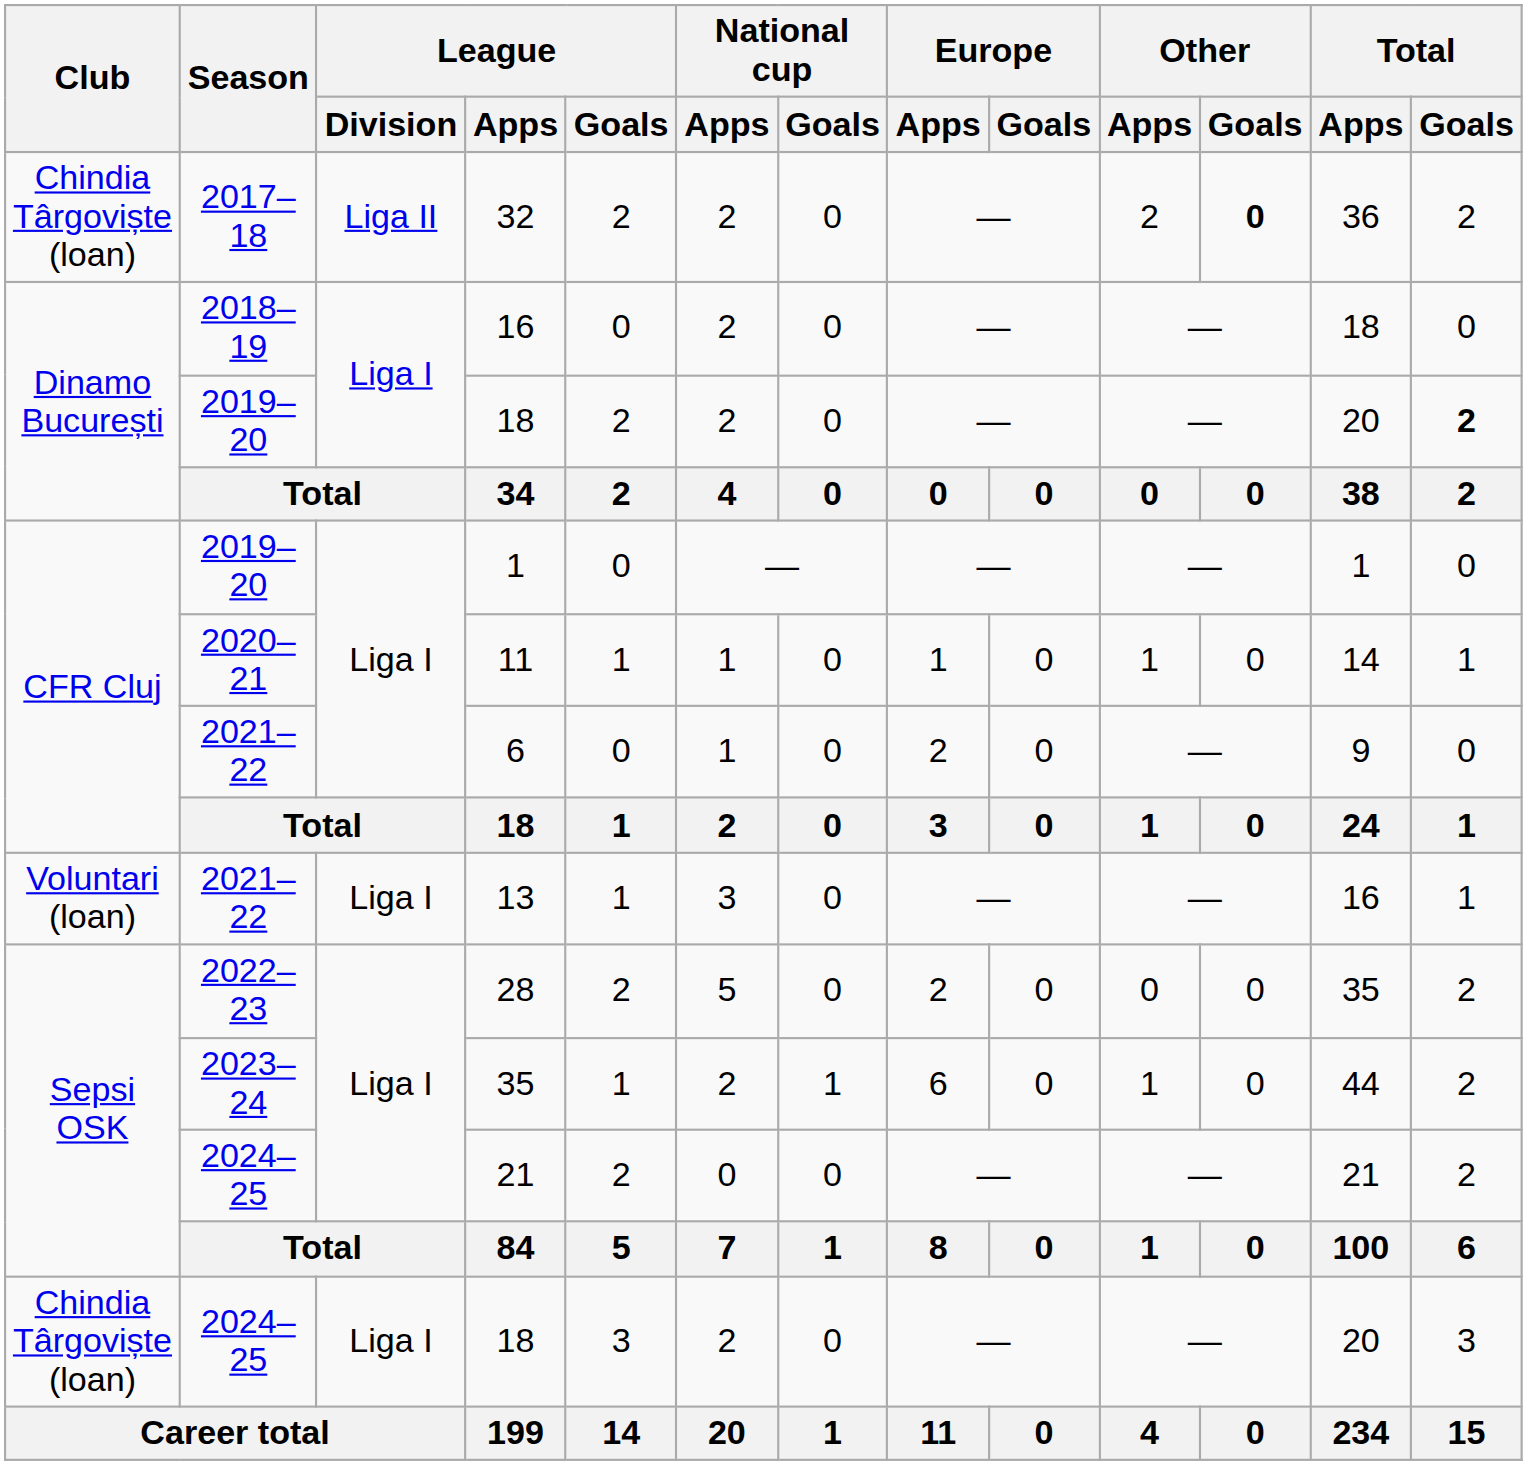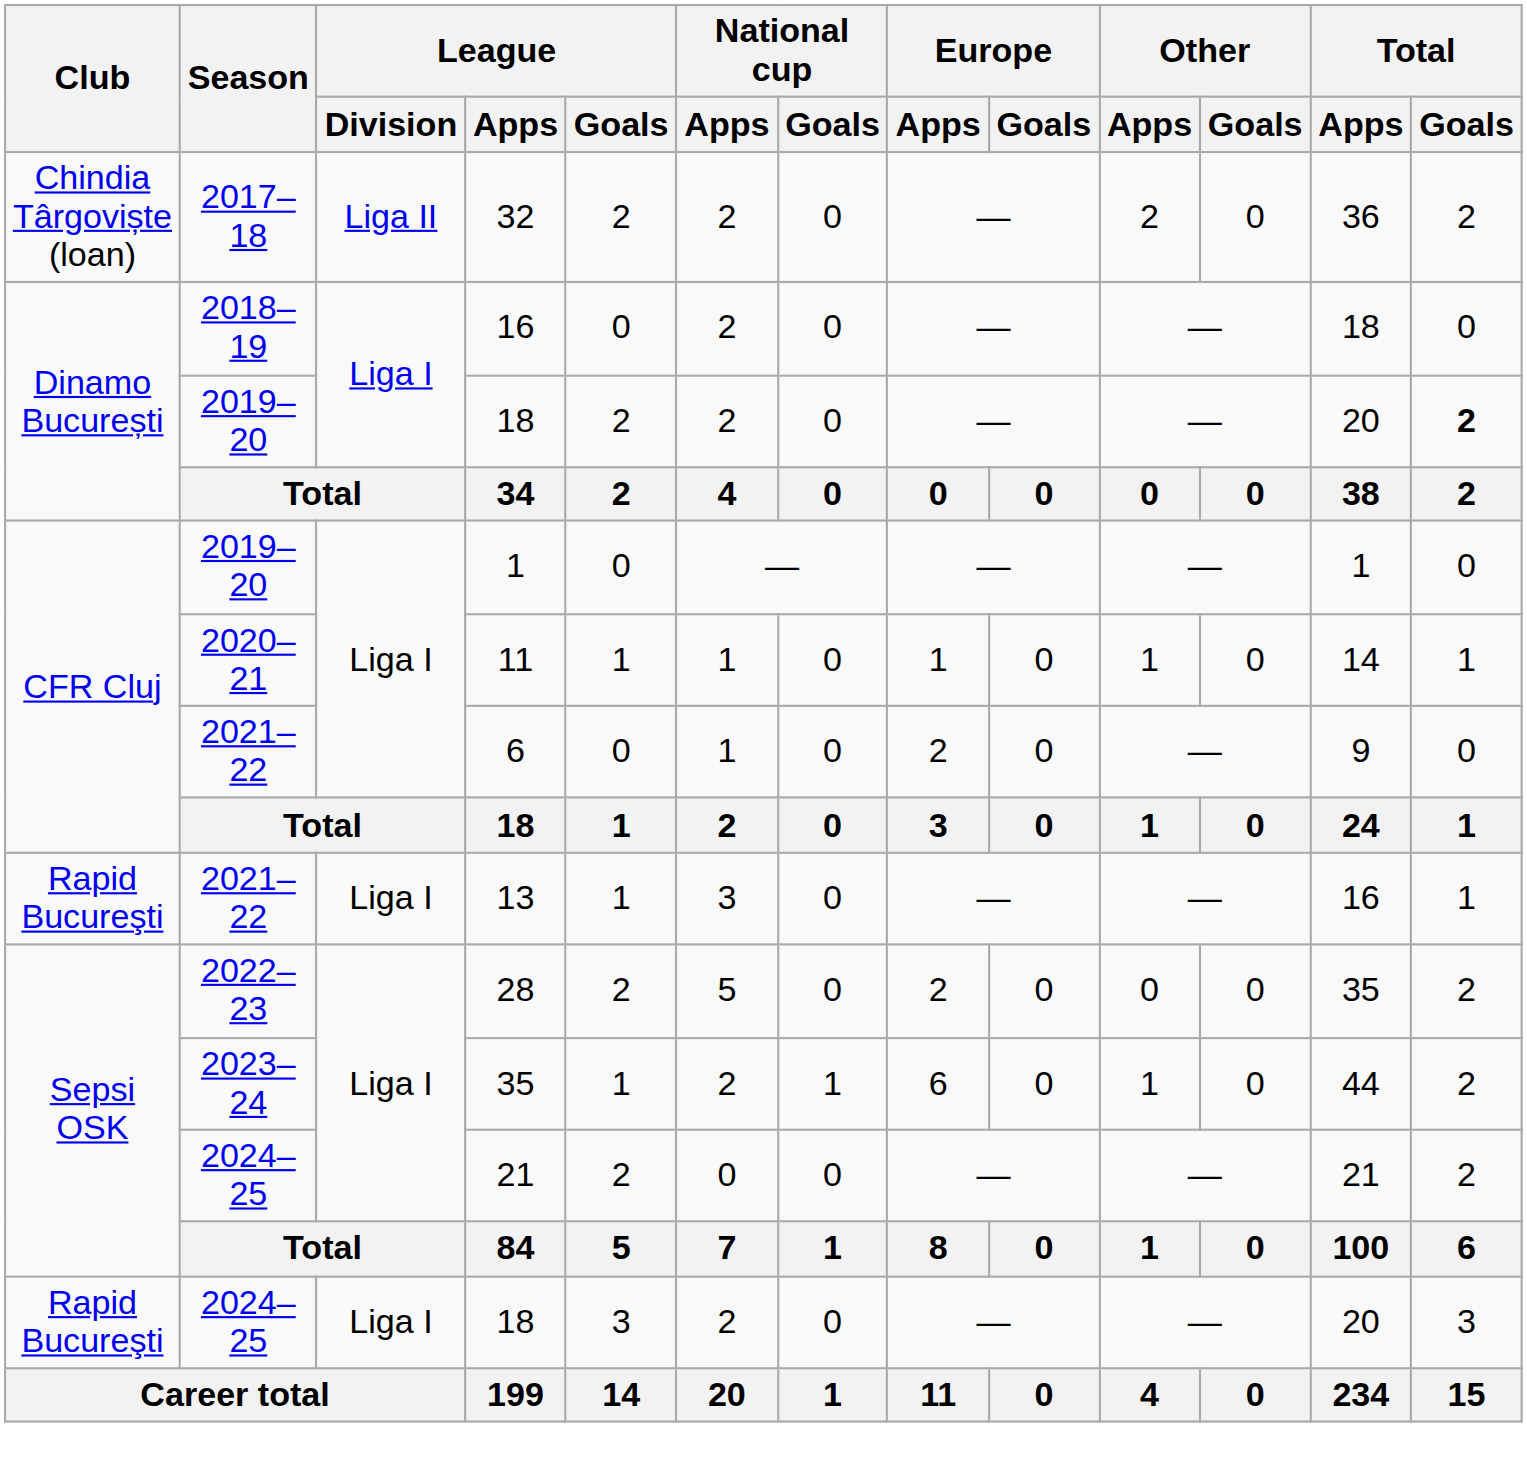(1255, 216) bold -> (1255, 216) normal
(92, 897) Voluntari (loan) -> (92, 897) Rapid Bucureşti
(92, 1340) Chindia Târgoviște (loan) -> (92, 1321) Rapid Bucureşti
